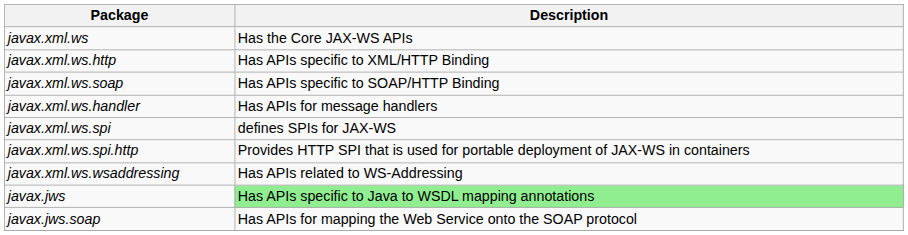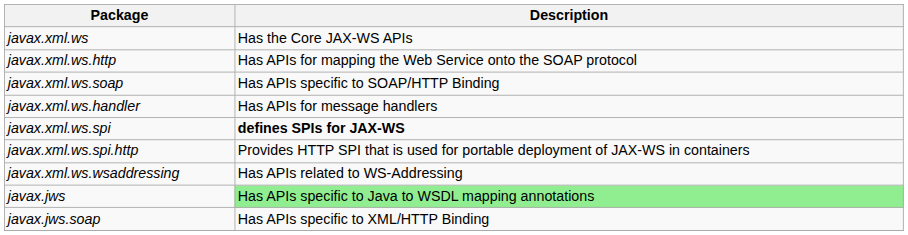(364, 60) Has APIs specific to XML/HTTP Binding -> (437, 60) Has APIs for mapping the Web Service onto the SOAP protocol
(317, 128) normal -> (321, 128) bold
(437, 219) Has APIs for mapping the Web Service onto the SOAP protocol -> (364, 219) Has APIs specific to XML/HTTP Binding
